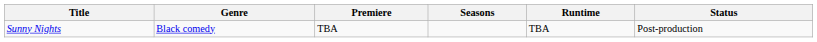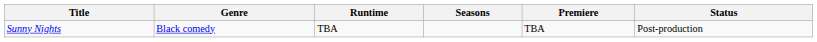columns swapped: (371, 12) <-> (581, 12)
